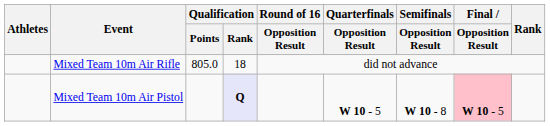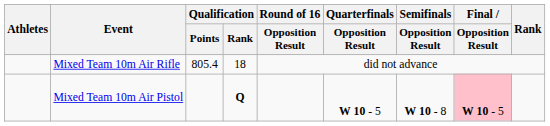(205, 64) 805.0 -> (205, 64) 805.4
(240, 97) lavender background -> (240, 97) no background
